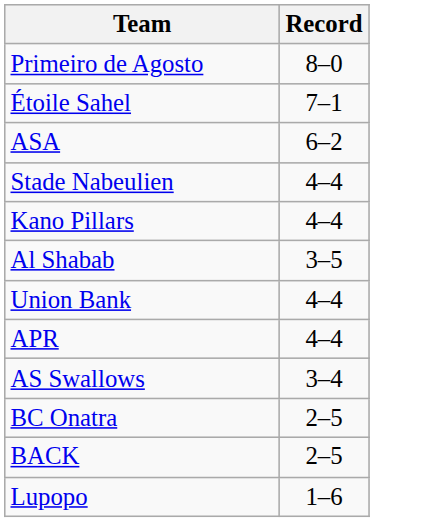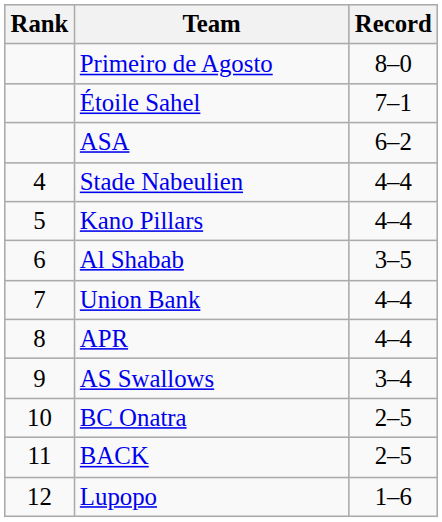+ column: (39, 24)
